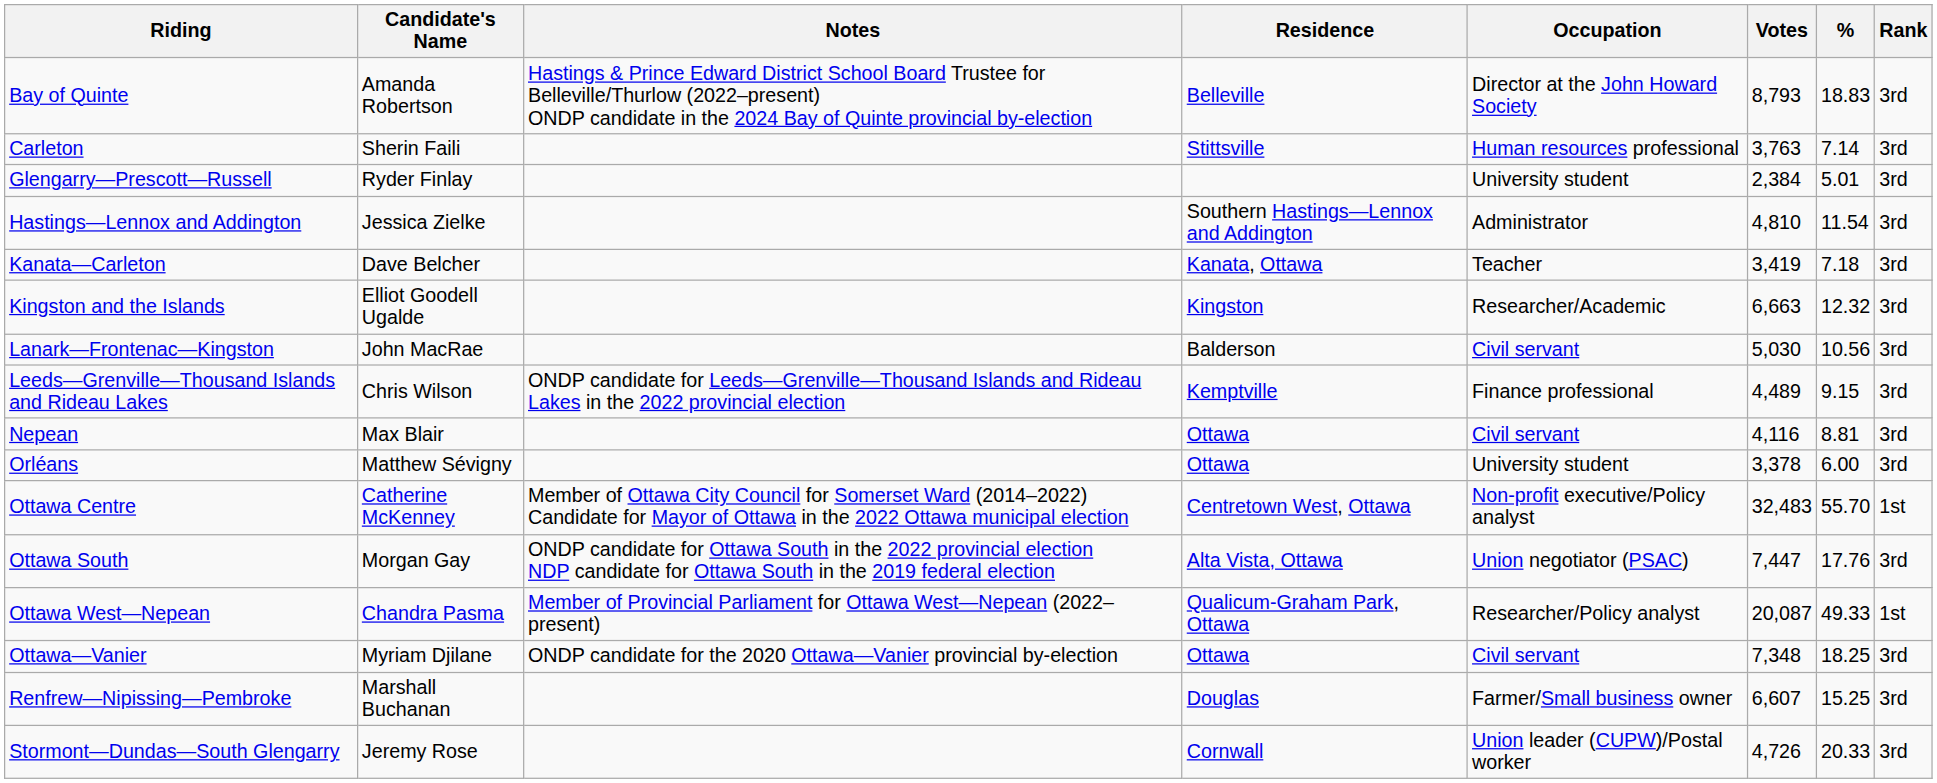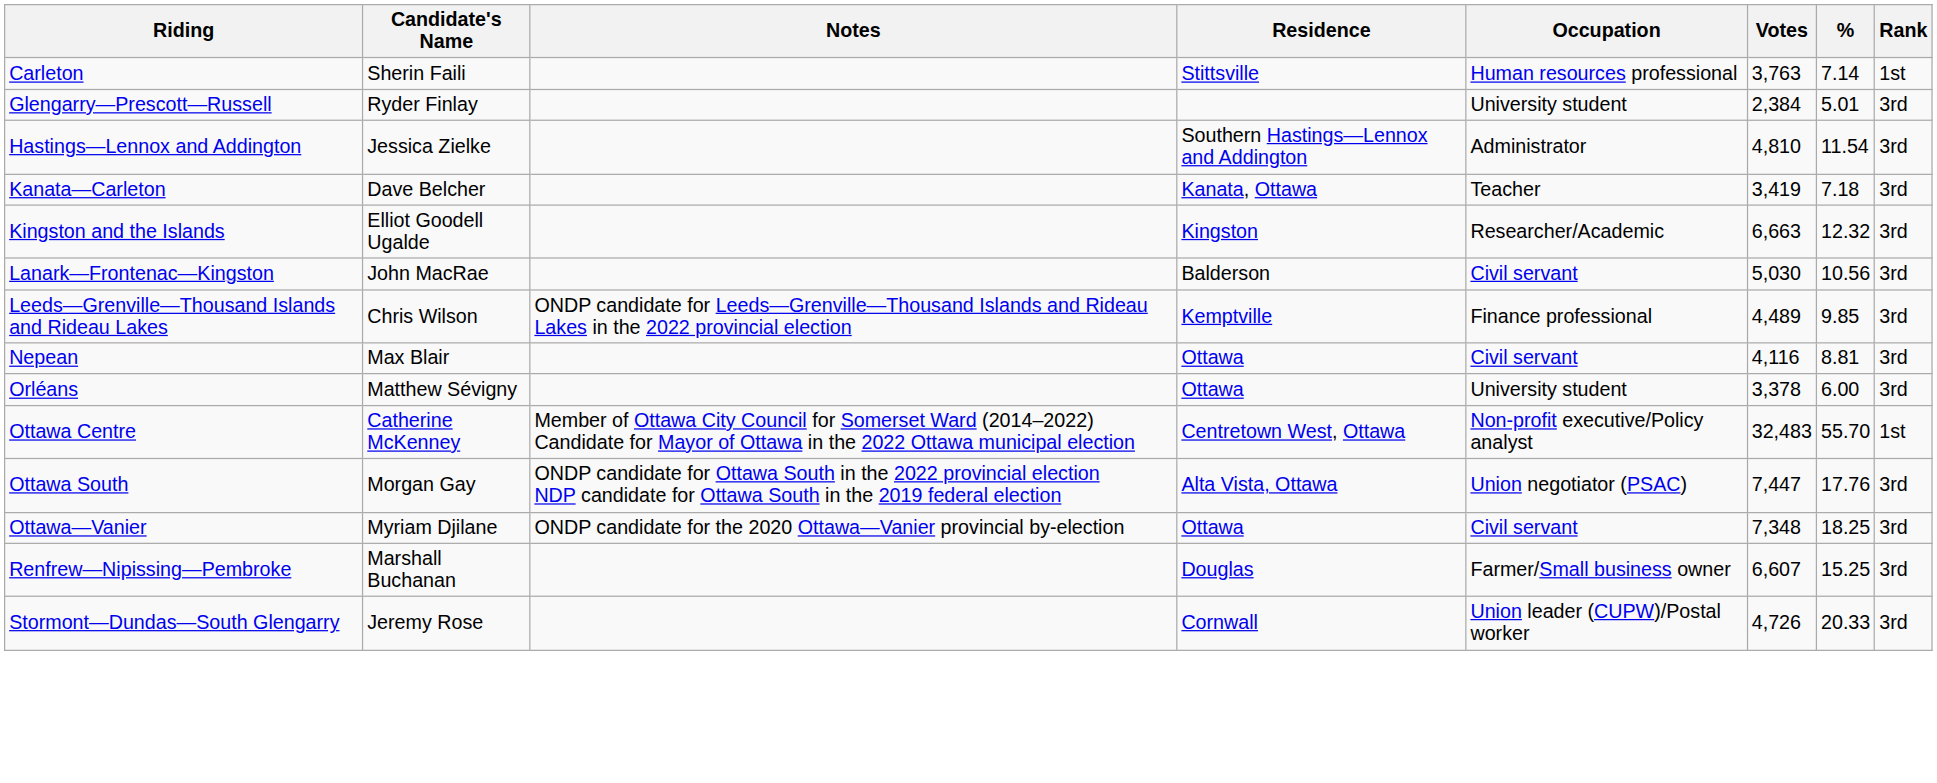- row: (69, 95)
(1894, 148) 3rd -> (1892, 73) 1st
(1840, 391) 9.15 -> (1840, 316) 9.85
- row: (110, 614)
